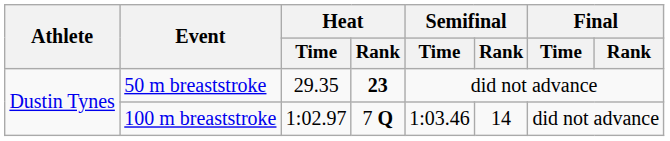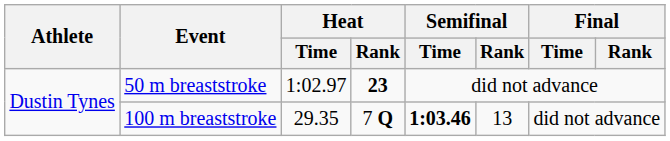(316, 85) 29.35 -> (316, 85) 1:02.97
(316, 118) 1:02.97 -> (316, 118) 29.35
(439, 118) normal -> (440, 118) bold
(501, 118) 14 -> (502, 118) 13
